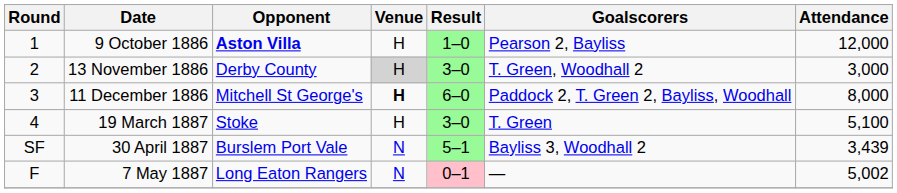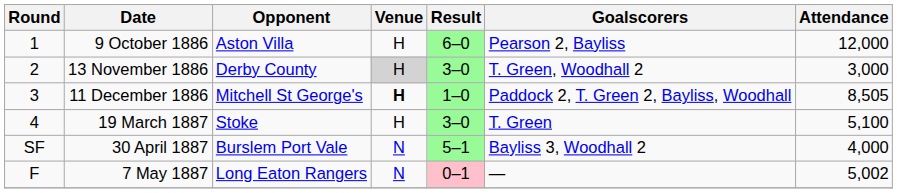(258, 43) bold -> (255, 43) normal
(456, 43) 1–0 -> (456, 43) 6–0
(456, 95) 6–0 -> (456, 95) 1–0
(868, 95) 8,000 -> (868, 95) 8,505
(868, 148) 3,439 -> (868, 148) 4,000
